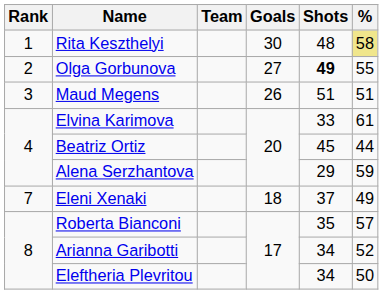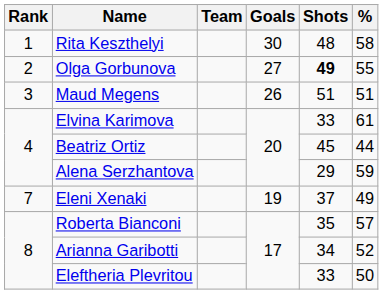(365, 43) khaki background -> (365, 43) no background
(273, 198) 18 -> (273, 198) 19
(326, 276) 34 -> (326, 276) 33
